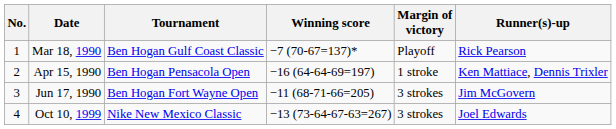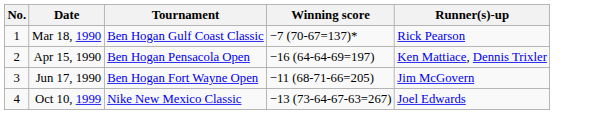- column: (425, 22)
